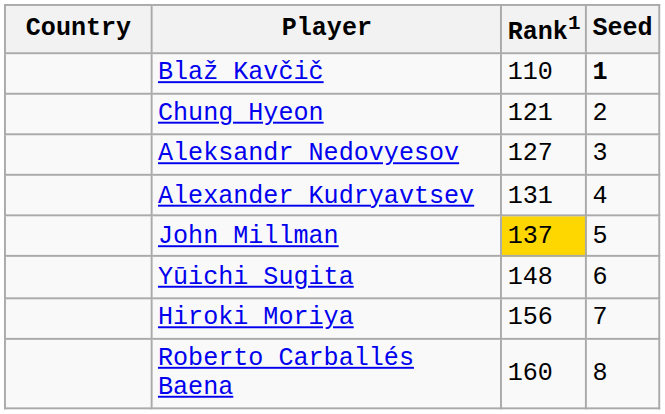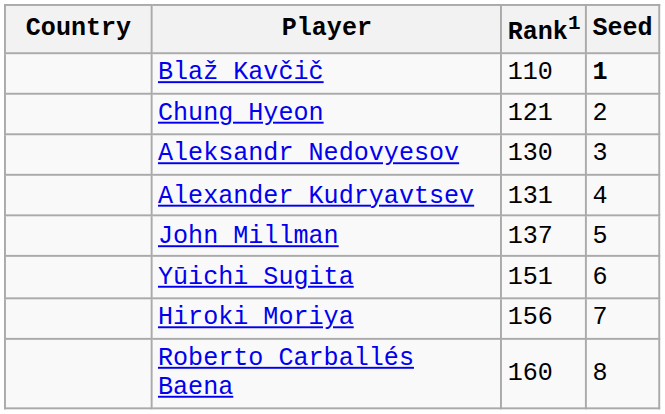(530, 155) 127 -> (530, 155) 130
(530, 236) gold background -> (530, 236) no background
(530, 277) 148 -> (530, 277) 151
